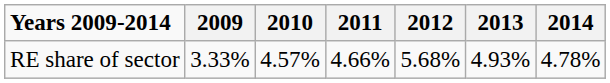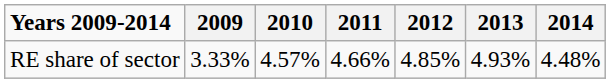(430, 59) 5.68% -> (430, 59) 4.85%
(571, 59) 4.78% -> (571, 59) 4.48%
